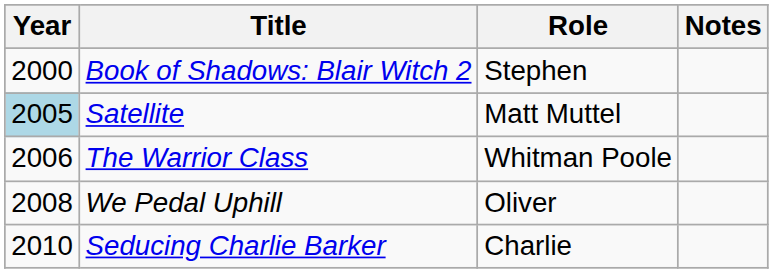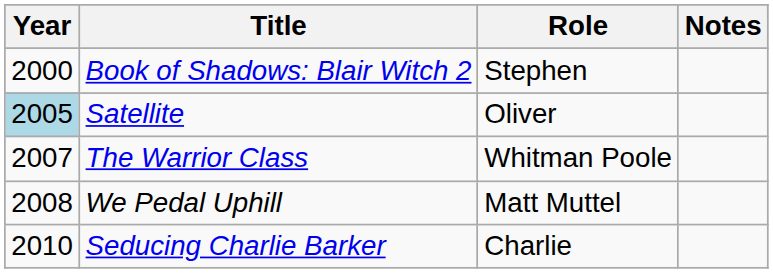(553, 114) Matt Muttel -> (520, 114) Oliver
(42, 158) 2006 -> (42, 158) 2007
(520, 202) Oliver -> (553, 202) Matt Muttel
